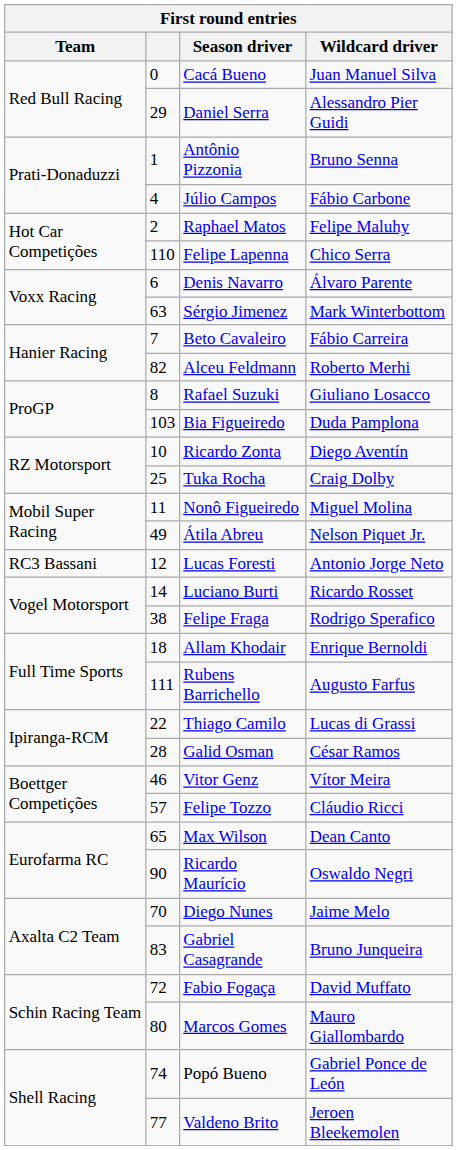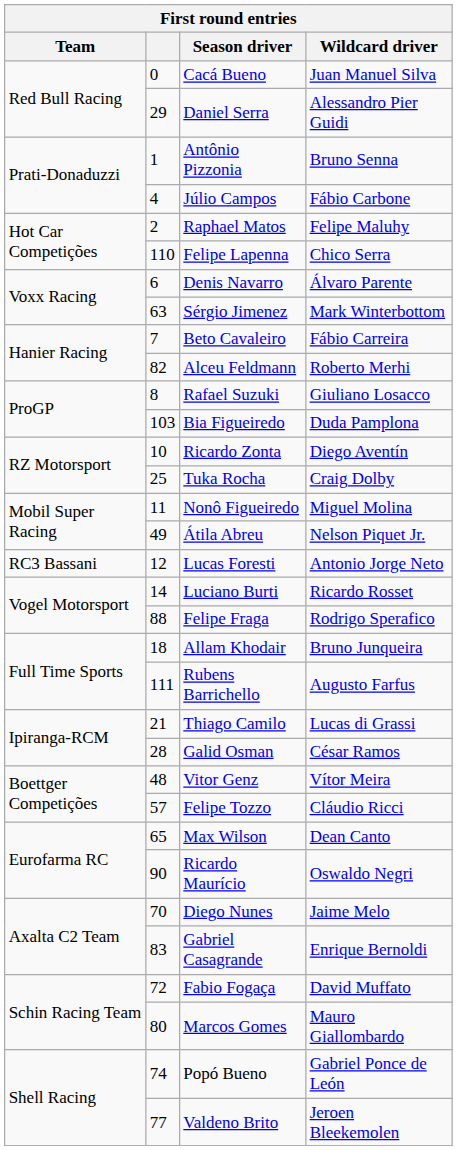(158, 619) 38 -> (158, 619) 88
(368, 647) Enrique Bernoldi -> (366, 647) Bruno Junqueira
(158, 723) 22 -> (158, 723) 21
(158, 779) 46 -> (158, 779) 48
(366, 949) Bruno Junqueira -> (368, 949) Enrique Bernoldi
